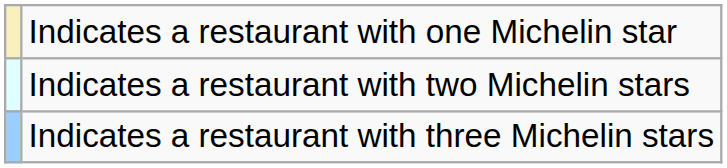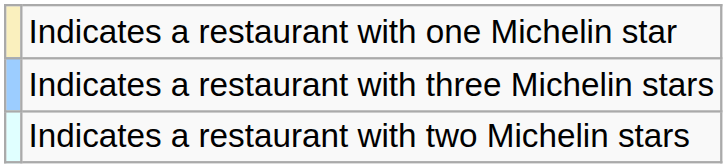rows swapped: (359, 84) <-> (371, 137)
